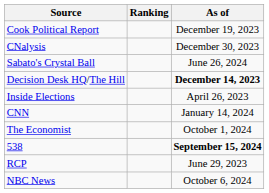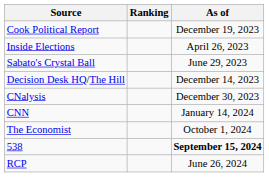rows swapped: (41, 96) <-> (26, 46)
(217, 63) June 26, 2024 -> (217, 63) June 29, 2023
(217, 79) bold -> (217, 79) normal
(217, 163) June 29, 2023 -> (217, 163) June 26, 2024
- row: (31, 180)
